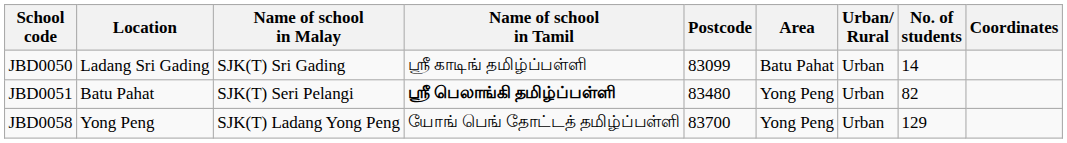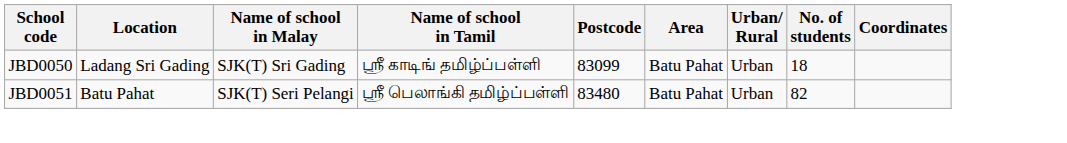(910, 64) 14 -> (799, 64) 18
(512, 92) bold -> (466, 92) normal
(797, 94) Yong Peng -> (686, 94) Batu Pahat
- row: (40, 123)
